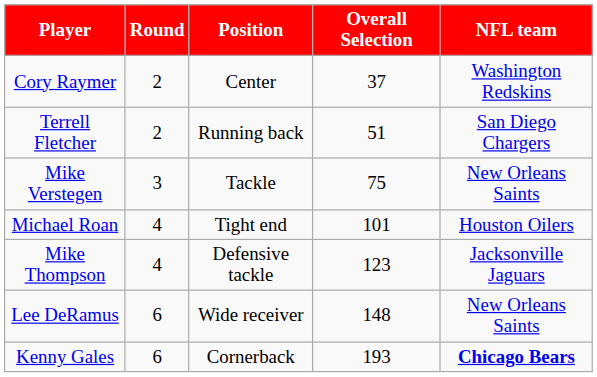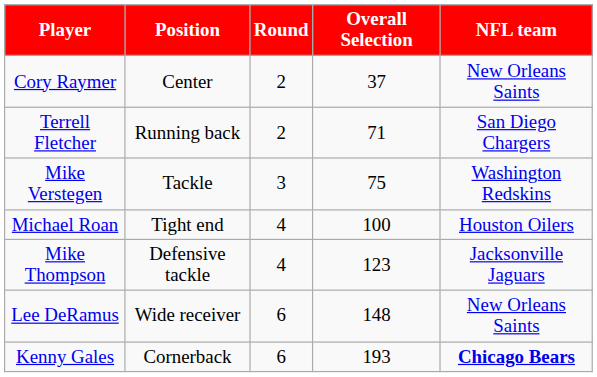columns swapped: (251, 30) <-> (157, 30)
(516, 81) Washington Redskins -> (516, 81) New Orleans Saints
(377, 132) 51 -> (377, 132) 71
(516, 183) New Orleans Saints -> (516, 183) Washington Redskins
(377, 224) 101 -> (377, 224) 100
